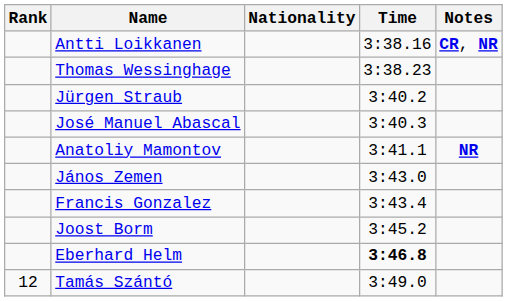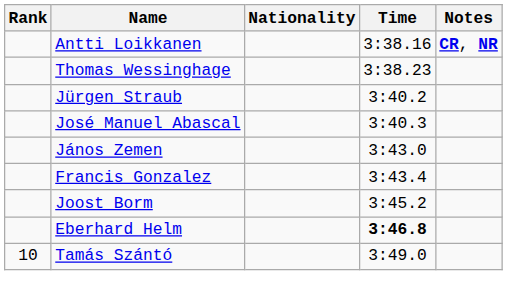- row: (138, 150)
(28, 283) 12 -> (28, 256) 10
